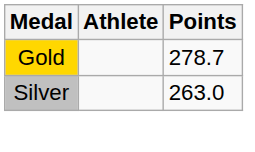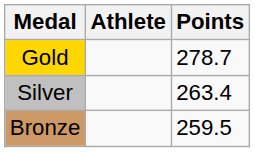(197, 92) 263.0 -> (204, 92) 263.4
+ row: (45, 127)
